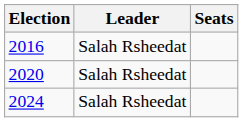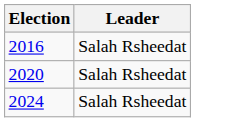- column: (214, 18)
